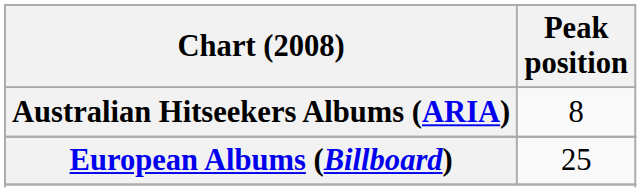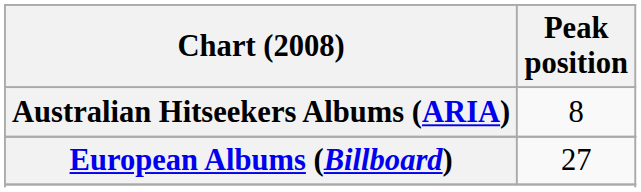(576, 160) 25 -> (576, 160) 27
